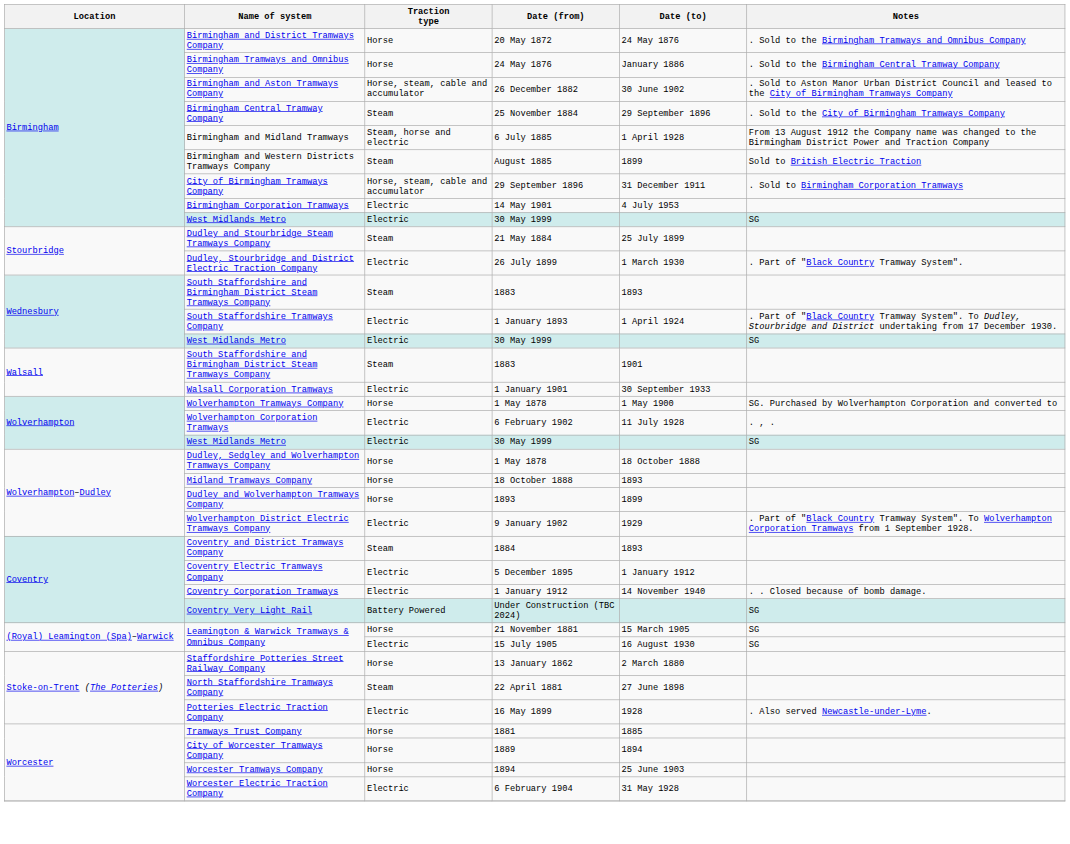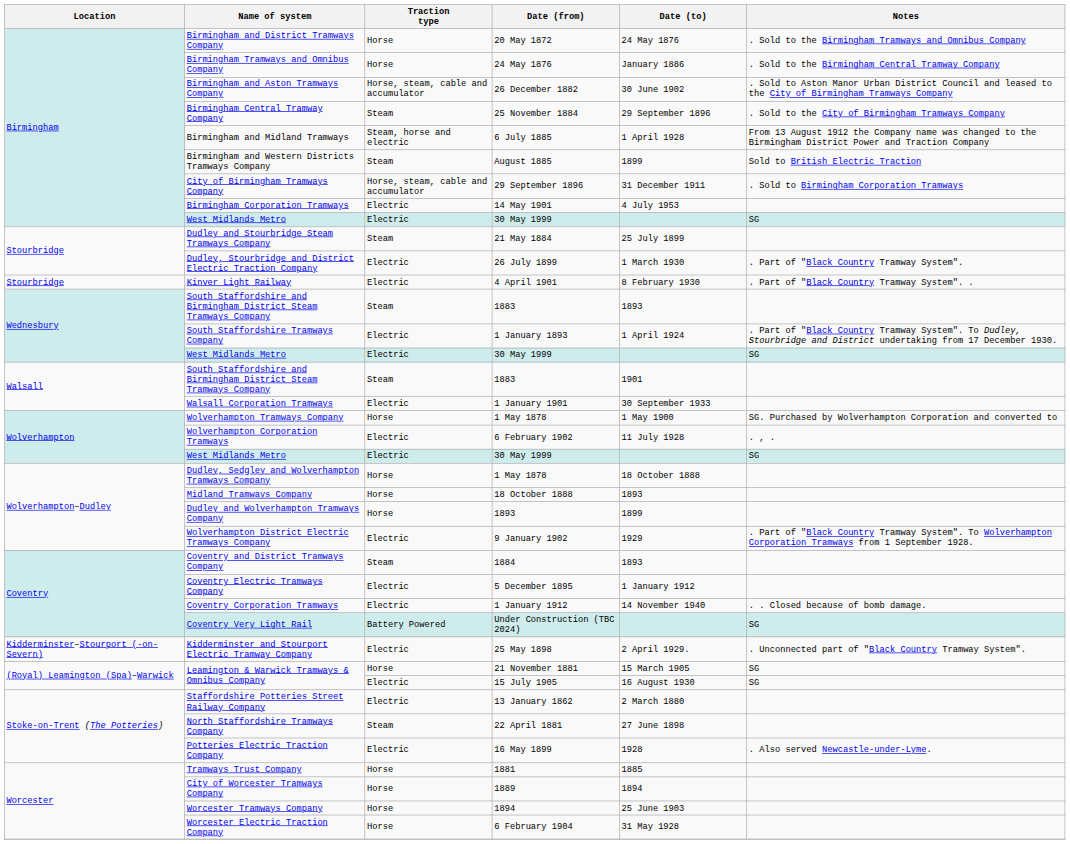+ row: (35, 282)
+ row: (82, 649)
(380, 663) Horse -> (388, 702) Electric
(388, 789) Electric -> (380, 827) Horse
